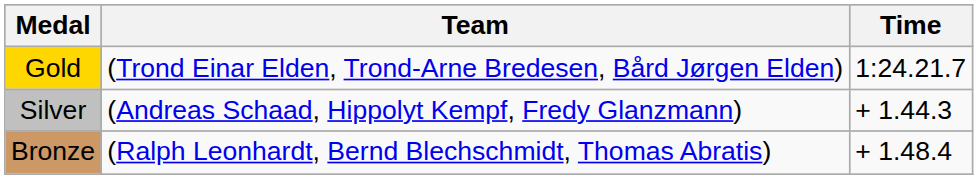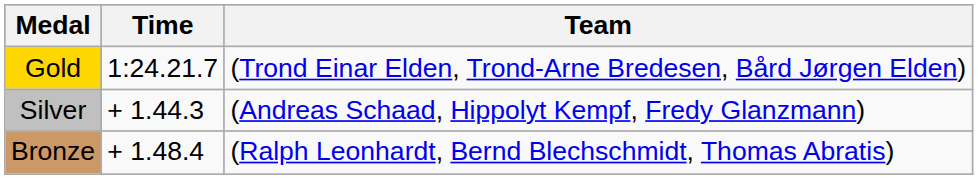columns swapped: (475, 25) <-> (911, 25)
